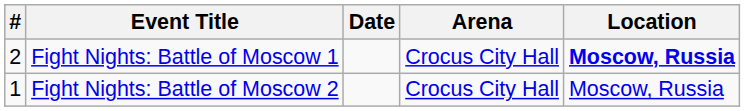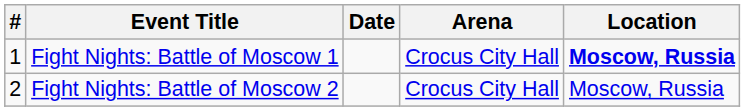(15, 56) 2 -> (15, 56) 1
(15, 90) 1 -> (15, 90) 2
